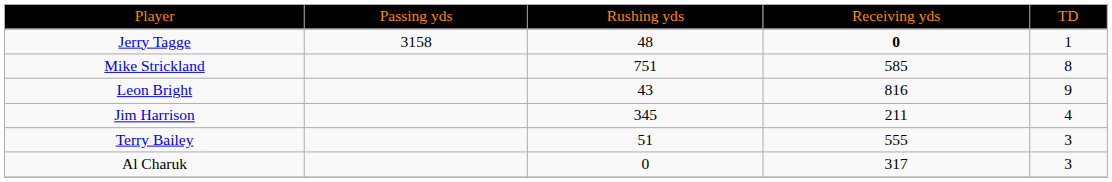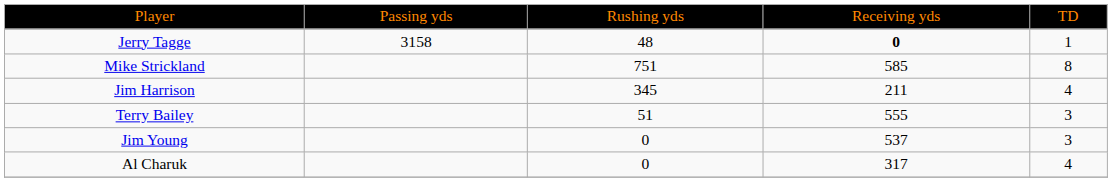- row: (155, 90)
+ row: (155, 139)
(1068, 164) 3 -> (1068, 164) 4
